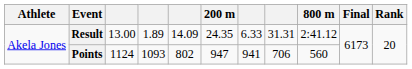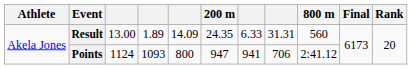(319, 34) 2:41.12 -> (319, 34) 560
(185, 54) 802 -> (185, 54) 800
(319, 54) 560 -> (319, 54) 2:41.12
